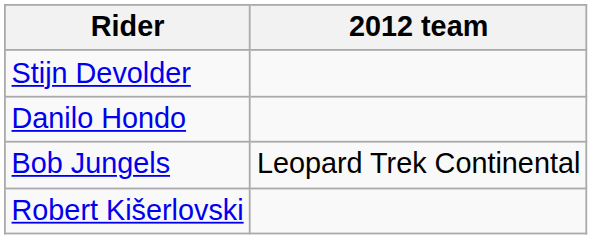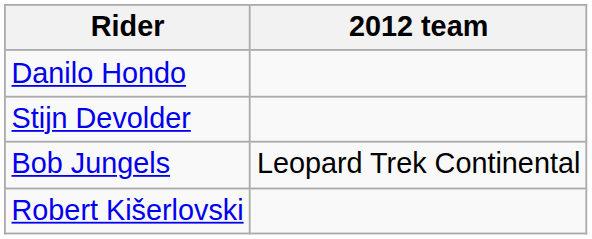rows swapped: (101, 73) <-> (99, 118)
